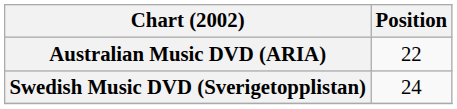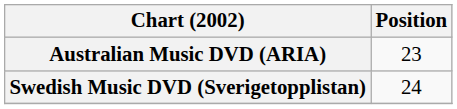(411, 53) 22 -> (411, 53) 23
